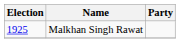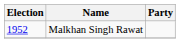(17, 29) 1925 -> (17, 29) 1952
